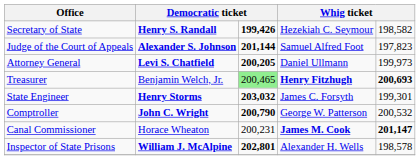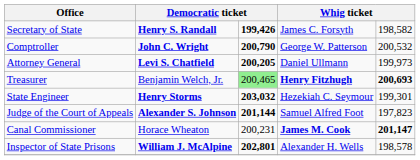(327, 29) Hezekiah C. Seymour -> (317, 29) James C. Forsyth
rows swapped: (33, 113) <-> (70, 46)
(317, 96) James C. Forsyth -> (327, 96) Hezekiah C. Seymour
